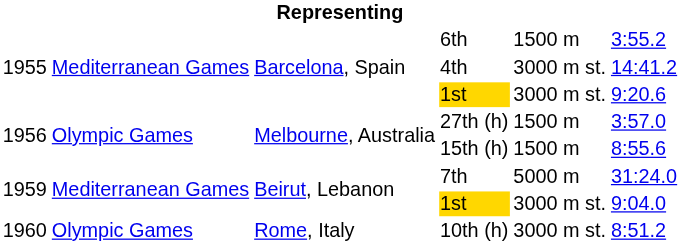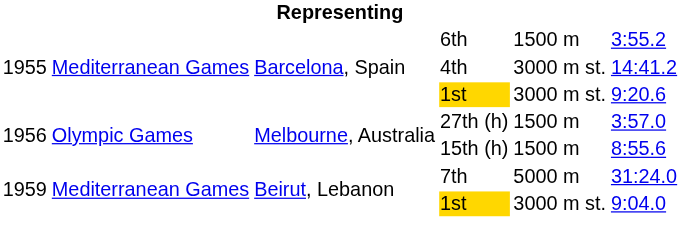- row: (25, 231)
